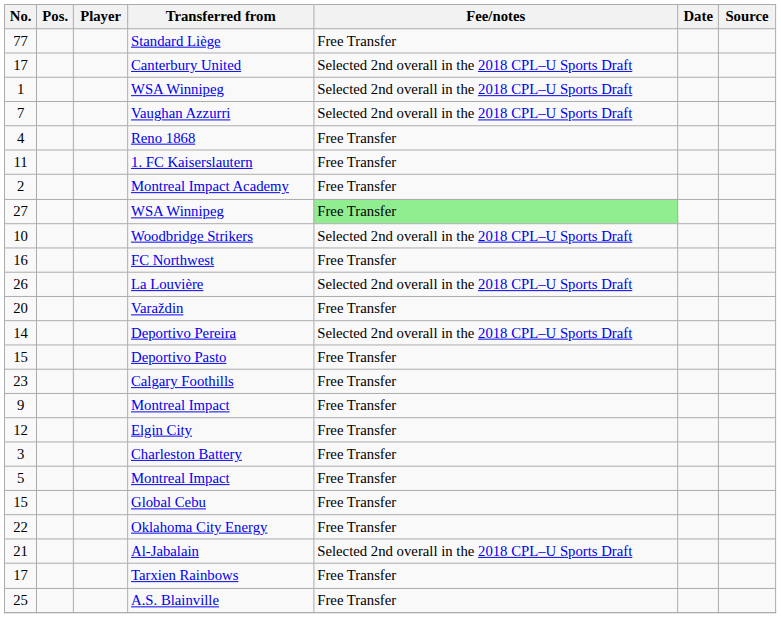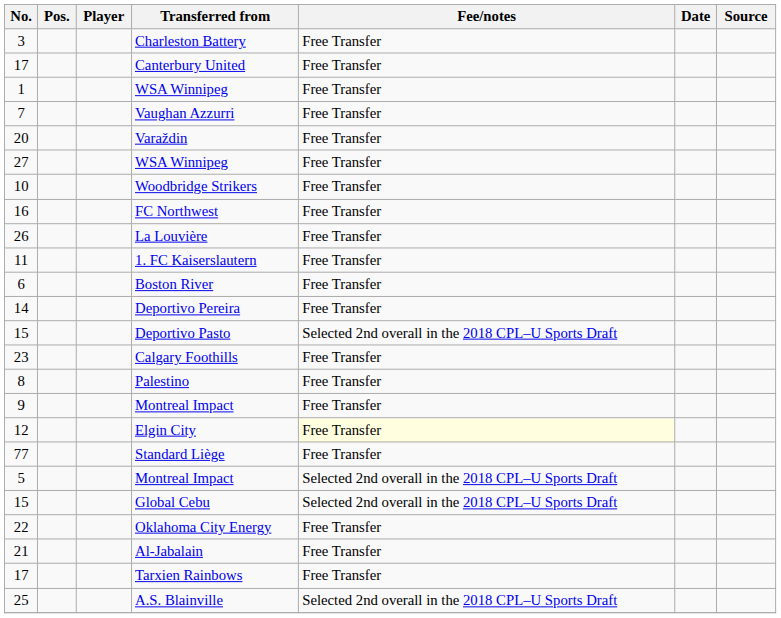rows swapped: (21, 454) <-> (21, 41)
(475, 65) Selected 2nd overall in the 2018 CPL–U Sports Draft -> (342, 65) Free Transfer
(475, 89) Selected 2nd overall in the 2018 CPL–U Sports Draft -> (342, 89) Free Transfer
(475, 114) Selected 2nd overall in the 2018 CPL–U Sports Draft -> (342, 114) Free Transfer
- row: (21, 138)
rows swapped: (21, 162) <-> (21, 308)
- row: (21, 187)
(357, 211) lightgreen background -> (342, 162) no background
(475, 235) Selected 2nd overall in the 2018 CPL–U Sports Draft -> (342, 187) Free Transfer
(475, 284) Selected 2nd overall in the 2018 CPL–U Sports Draft -> (342, 235) Free Transfer
+ row: (21, 284)
(475, 332) Selected 2nd overall in the 2018 CPL–U Sports Draft -> (342, 308) Free Transfer
(357, 357) Free Transfer -> (460, 332) Selected 2nd overall in the 2018 CPL–U Sports Draft
+ row: (21, 381)
(357, 430) no background -> (342, 430) lightyellow background
(357, 478) Free Transfer -> (460, 478) Selected 2nd overall in the 2018 CPL–U Sports Draft
(357, 503) Free Transfer -> (460, 503) Selected 2nd overall in the 2018 CPL–U Sports Draft
(475, 551) Selected 2nd overall in the 2018 CPL–U Sports Draft -> (342, 551) Free Transfer
(357, 600) Free Transfer -> (460, 600) Selected 2nd overall in the 2018 CPL–U Sports Draft
